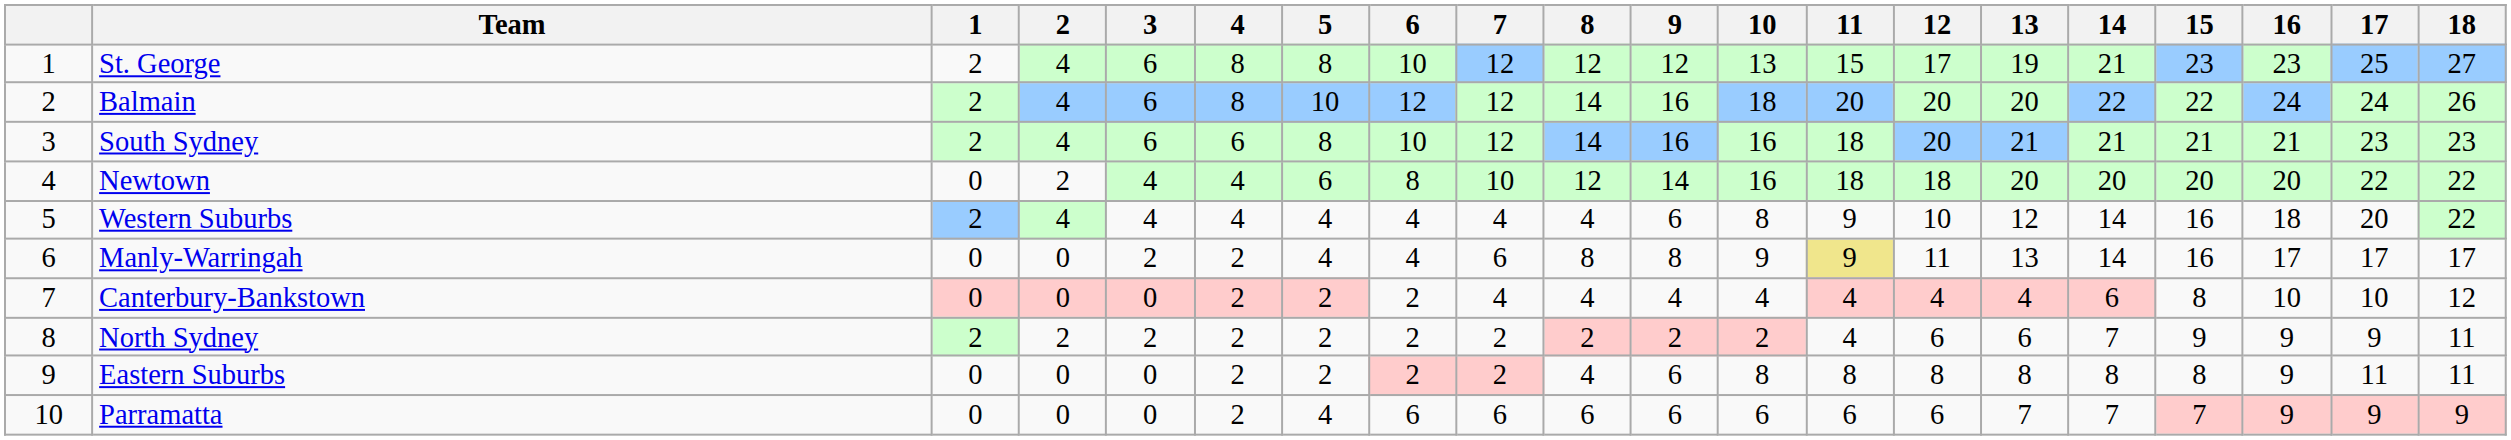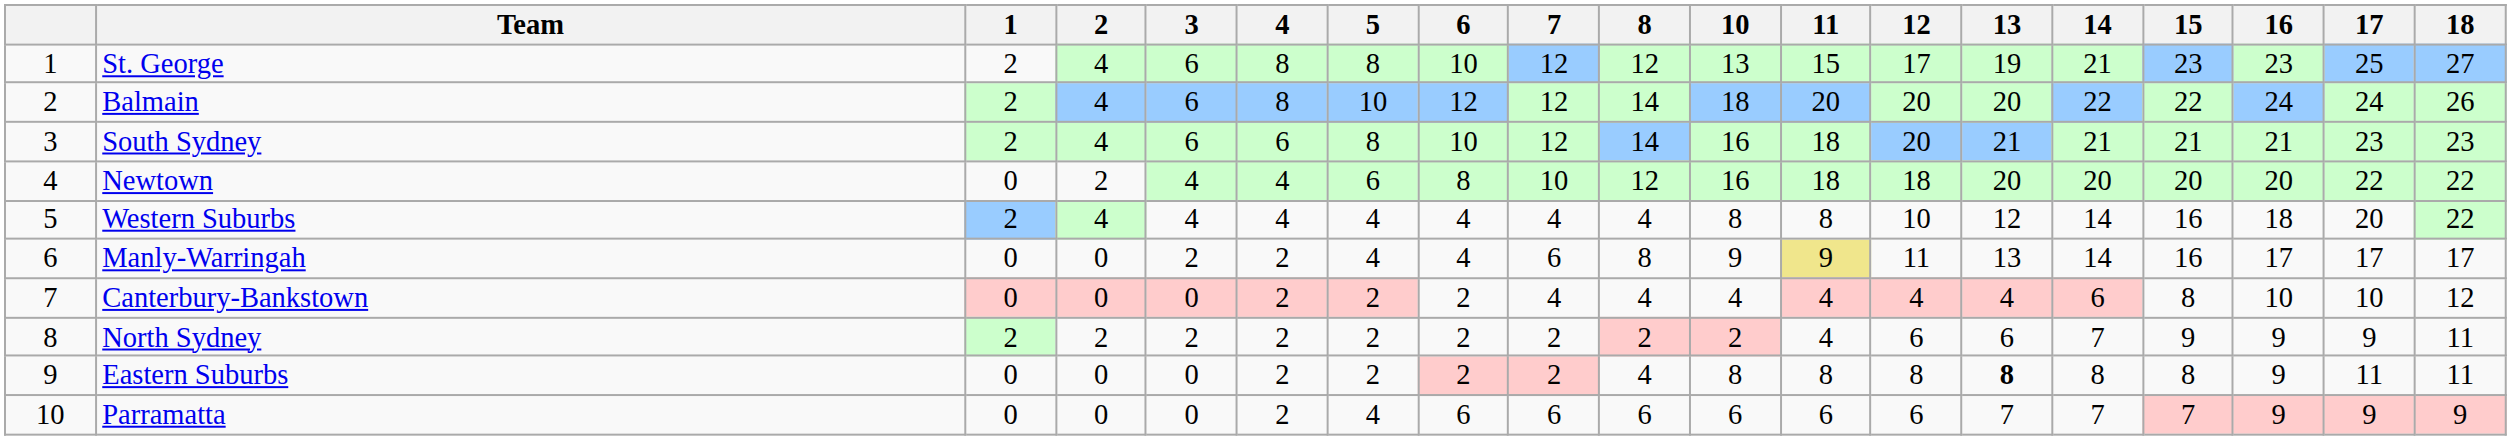- column: (1675, 24)
(1850, 219) 9 -> (1826, 219) 8
(2025, 375) normal -> (2007, 375) bold
